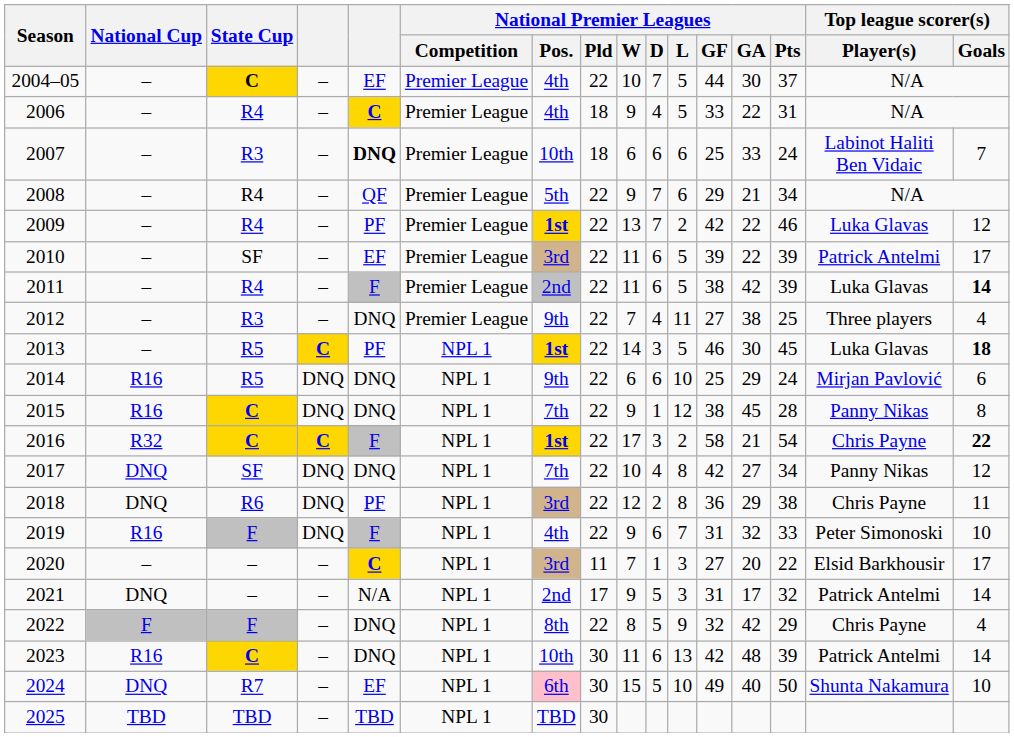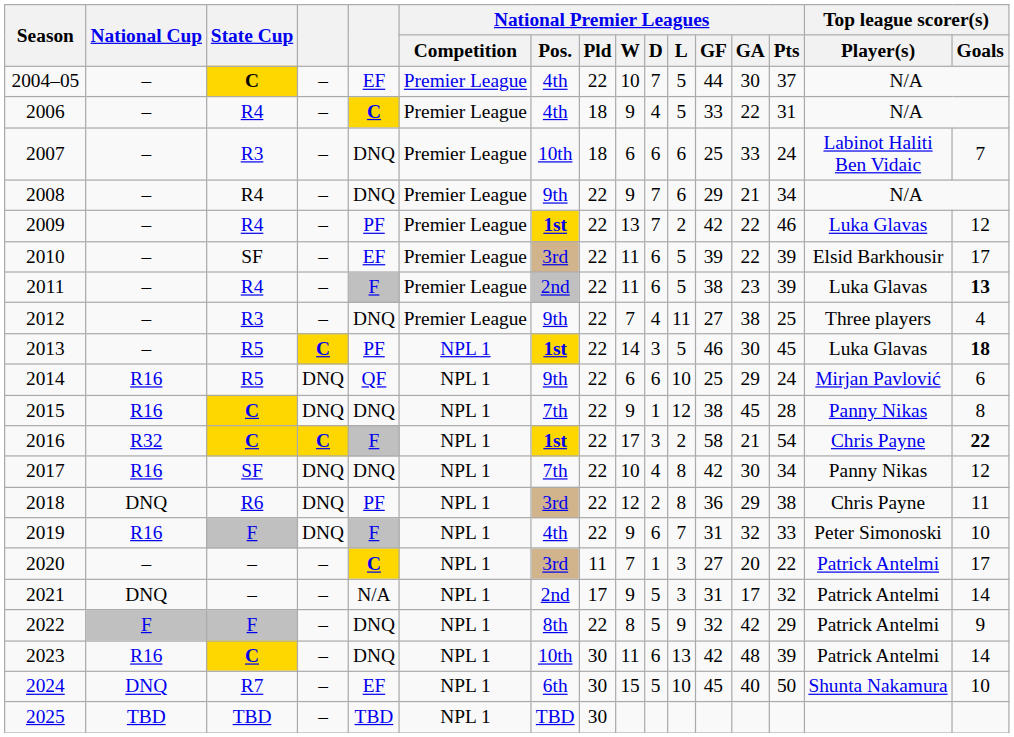(374, 153) bold -> (374, 153) normal
(374, 195) QF -> (374, 195) DNQ
(556, 195) 5th -> (555, 195) 9th
(879, 256) Patrick Antelmi -> (878, 256) Elsid Barkhousir
(751, 287) 42 -> (750, 287) 23
(981, 287) 14 -> (980, 287) 13
(374, 379) DNQ -> (374, 379) QF
(146, 471) DNQ -> (146, 471) R16
(751, 471) 27 -> (750, 471) 30
(879, 563) Elsid Barkhousir -> (878, 563) Patrick Antelmi
(879, 625) Chris Payne -> (878, 625) Patrick Antelmi
(981, 625) 4 -> (980, 625) 9
(556, 686) pink background -> (555, 686) no background
(714, 686) 49 -> (713, 686) 45
